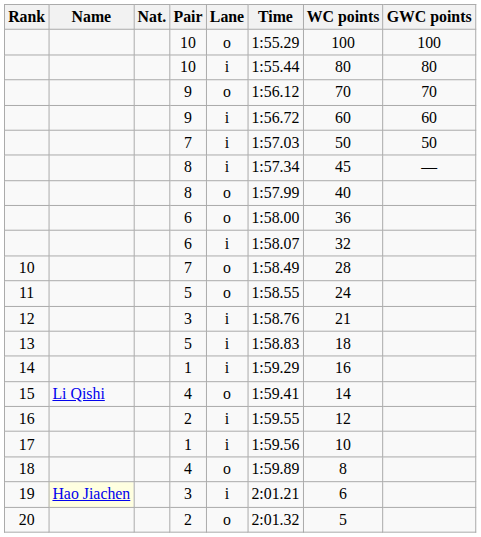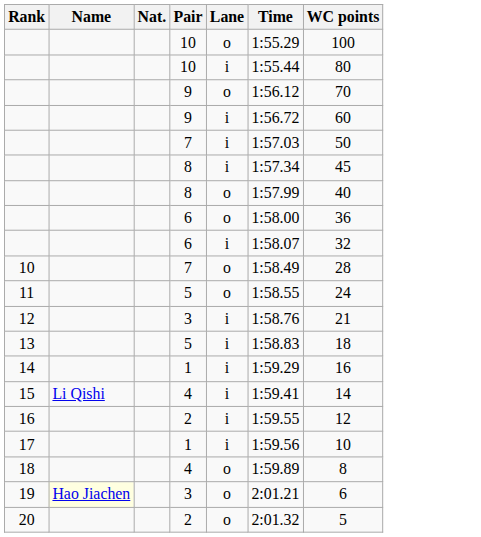- column: (429, 17)
(227, 393) o -> (227, 393) i
(227, 494) i -> (227, 494) o
